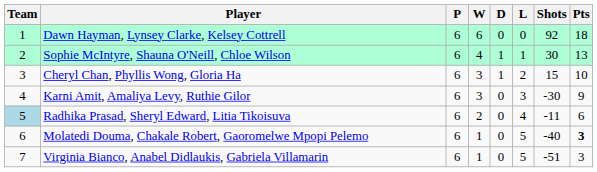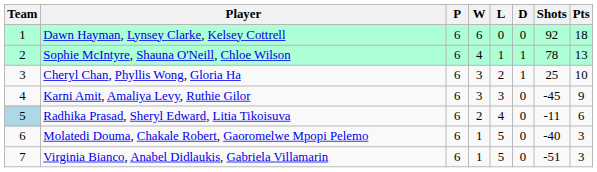columns swapped: (501, 14) <-> (523, 14)
(552, 55) 30 -> (552, 55) 78
(552, 75) 15 -> (552, 75) 25
(552, 95) -30 -> (552, 95) -45
(581, 136) bold -> (581, 136) normal
